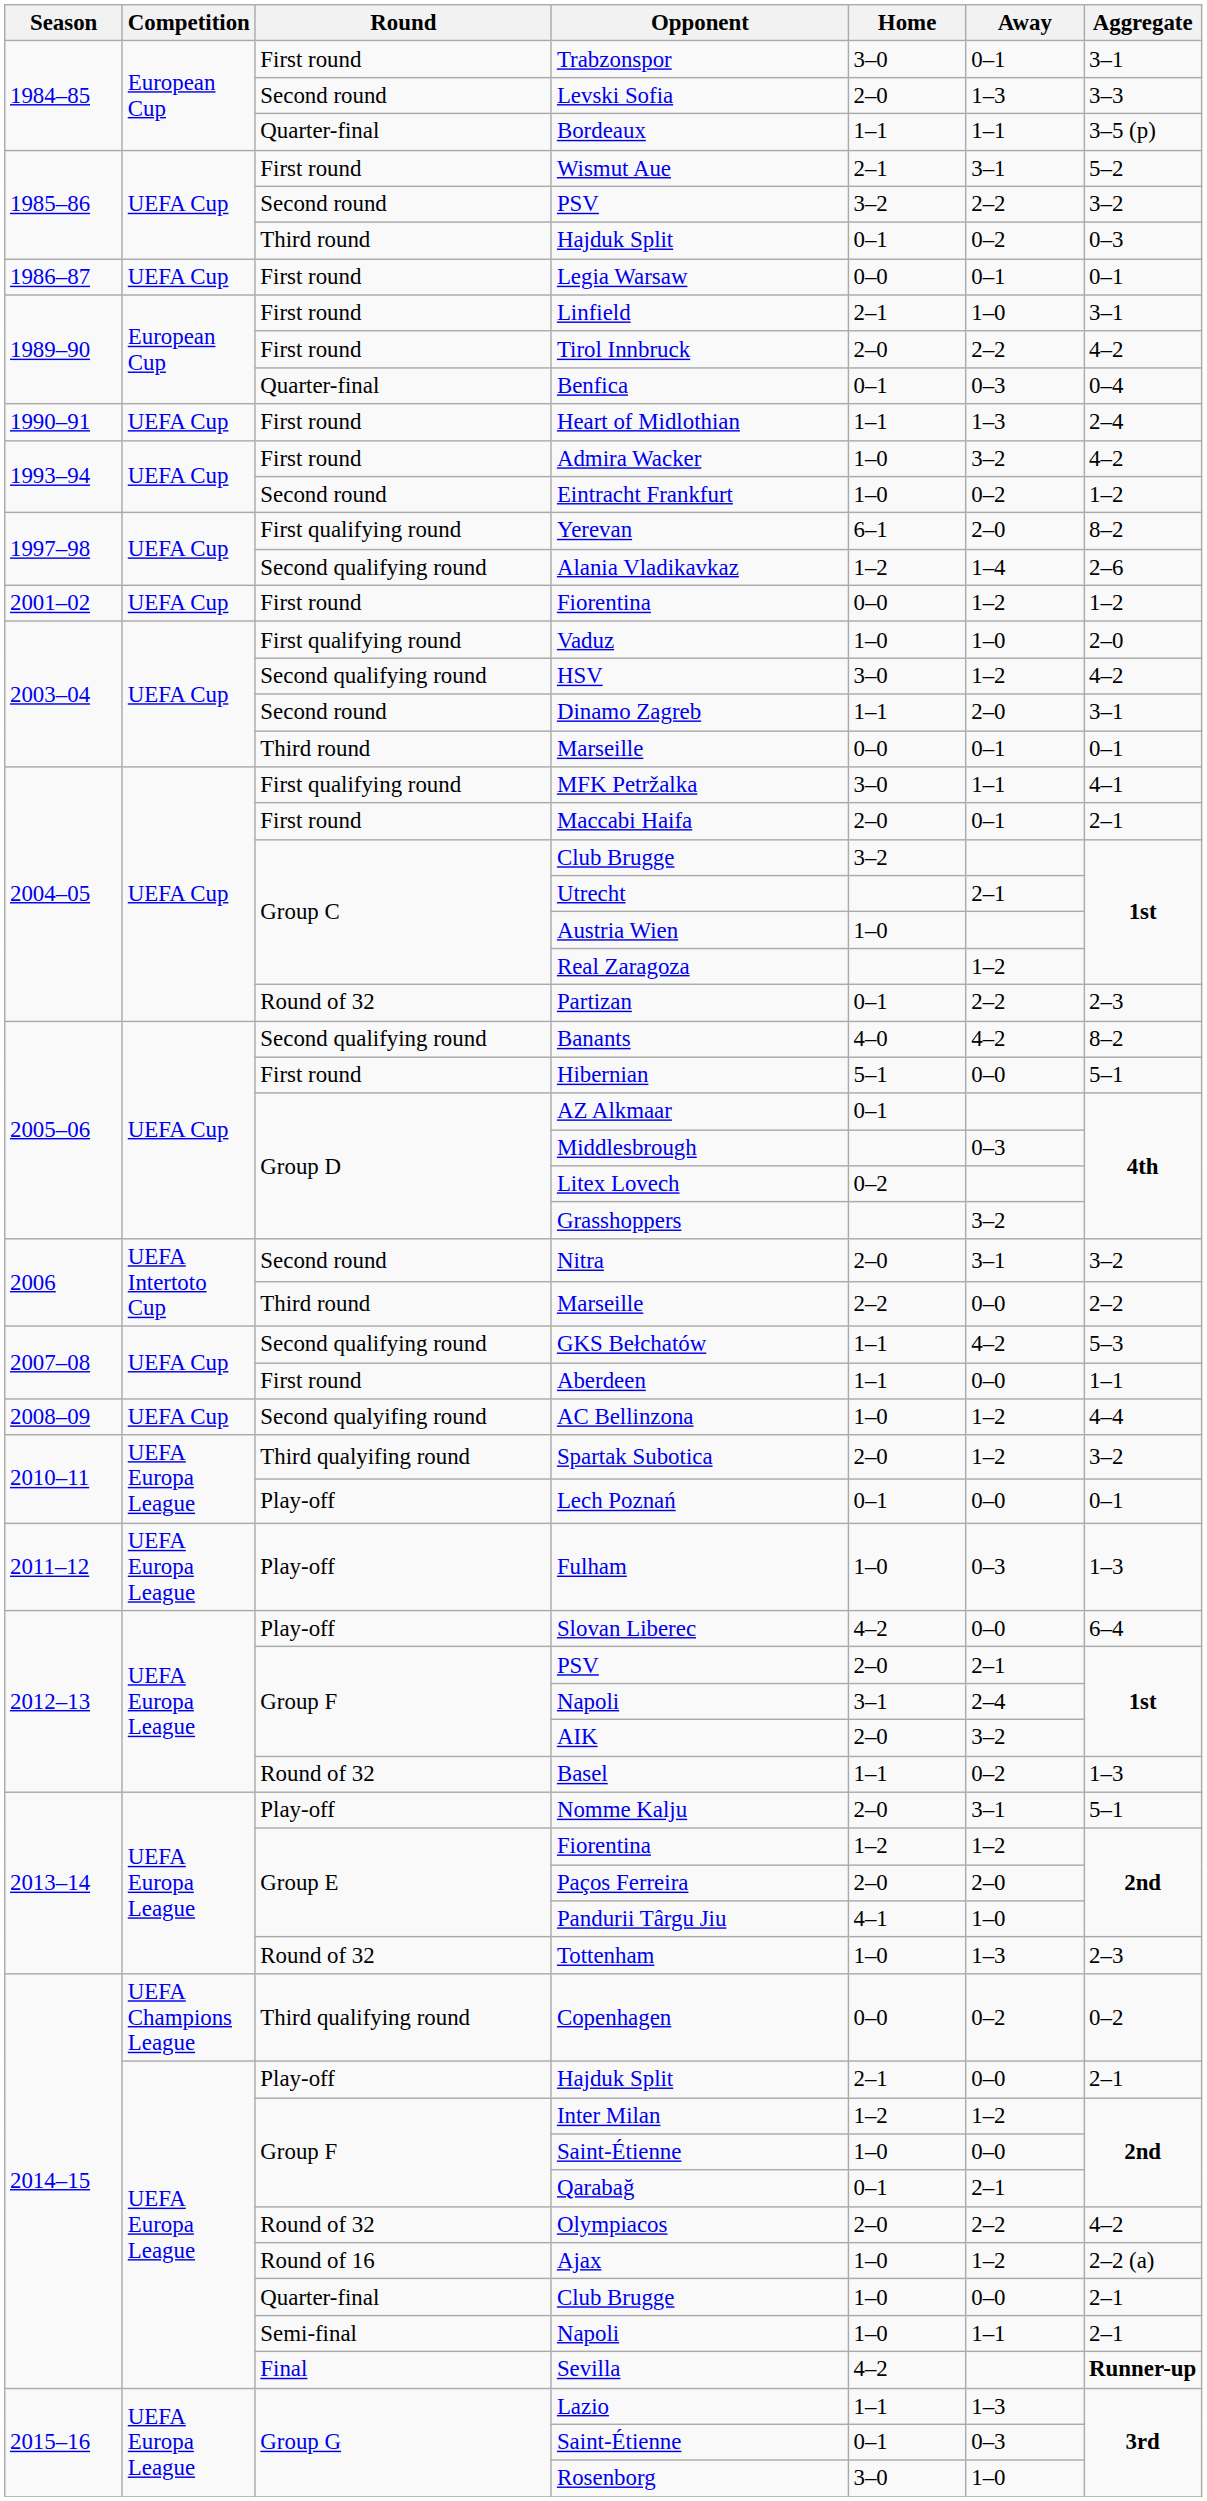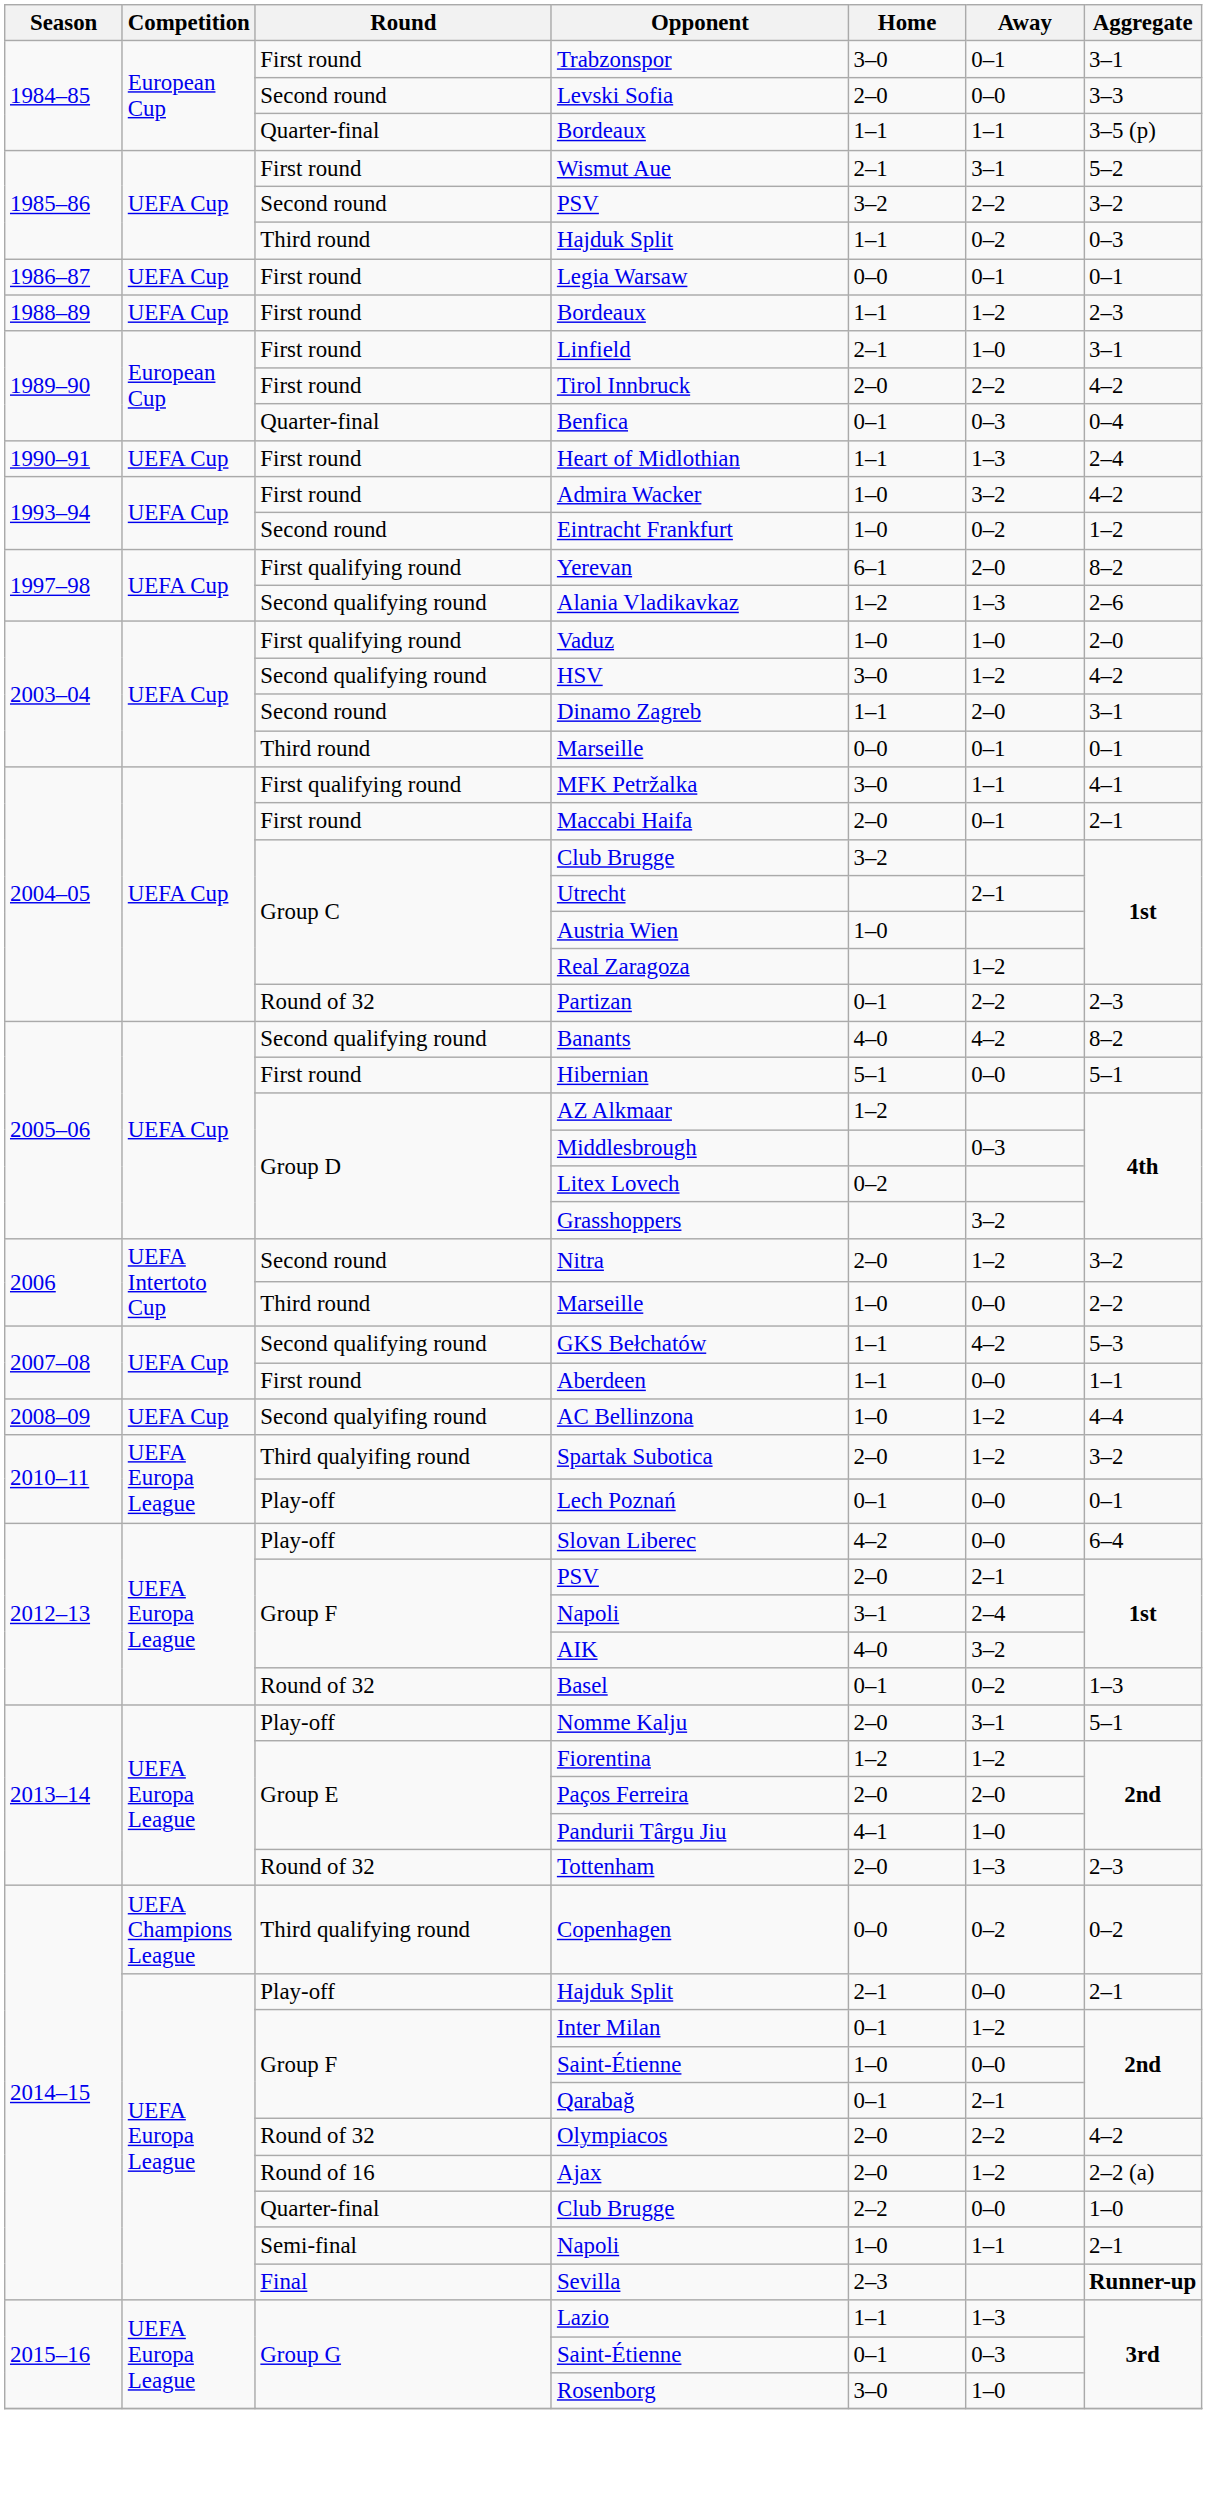(988, 95) 1–3 -> (988, 95) 0–0
(871, 240) 0–1 -> (871, 240) 1–1
+ row: (50, 312)
(988, 566) 1–4 -> (988, 603) 1–3
- row: (50, 603)
(871, 1111) 0–1 -> (871, 1111) 1–2
(988, 1260) 3–1 -> (988, 1260) 1–2
(871, 1304) 2–2 -> (871, 1304) 1–0
- row: (50, 1566)
(871, 1737) 2–0 -> (871, 1649) 4–0
(871, 1773) 1–1 -> (871, 1685) 0–1
(871, 1955) 1–0 -> (871, 1867) 2–0
(871, 2115) 1–2 -> (871, 2027) 0–1
(871, 2260) 1–0 -> (871, 2172) 2–0
(871, 2296) 1–0 -> (871, 2209) 2–2
(1106, 2296) 2–1 -> (1106, 2209) 1–0
(871, 2369) 4–2 -> (871, 2281) 2–3
